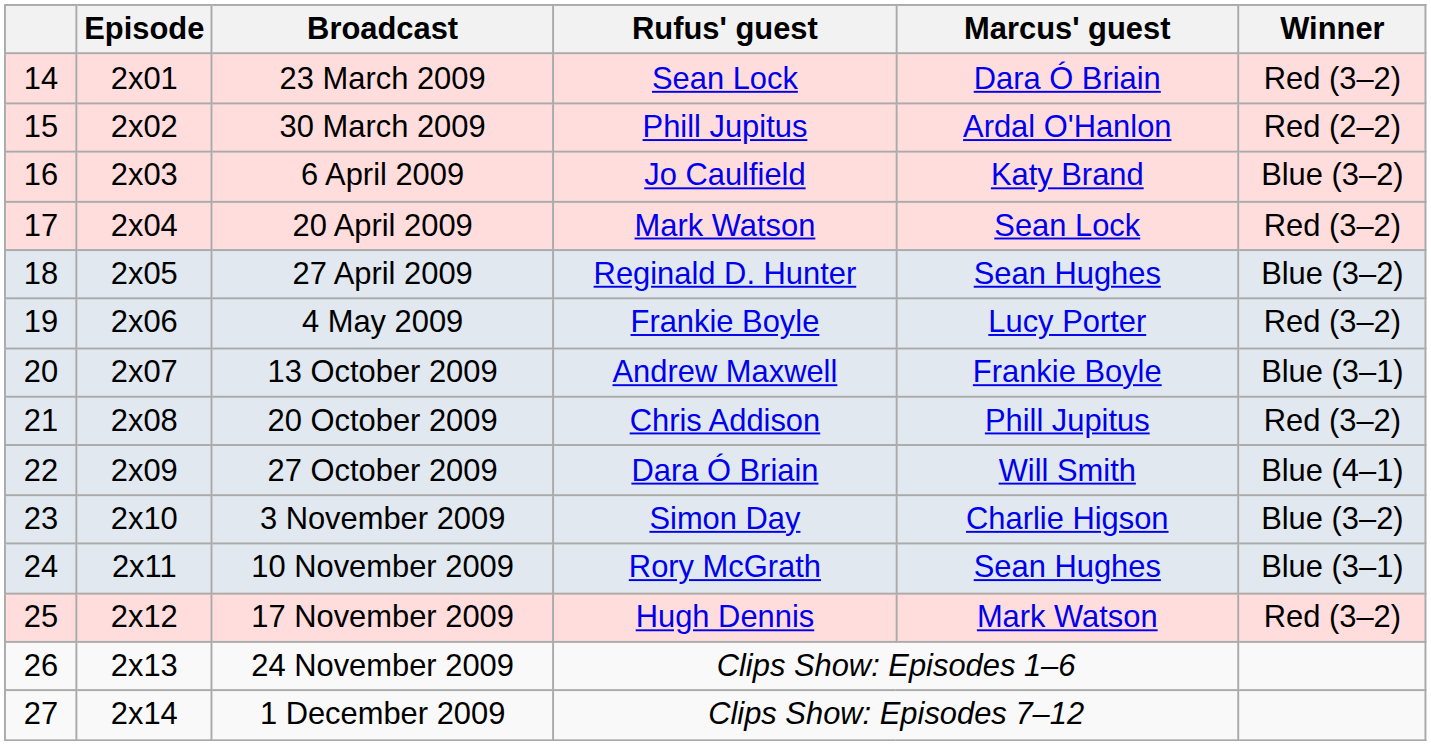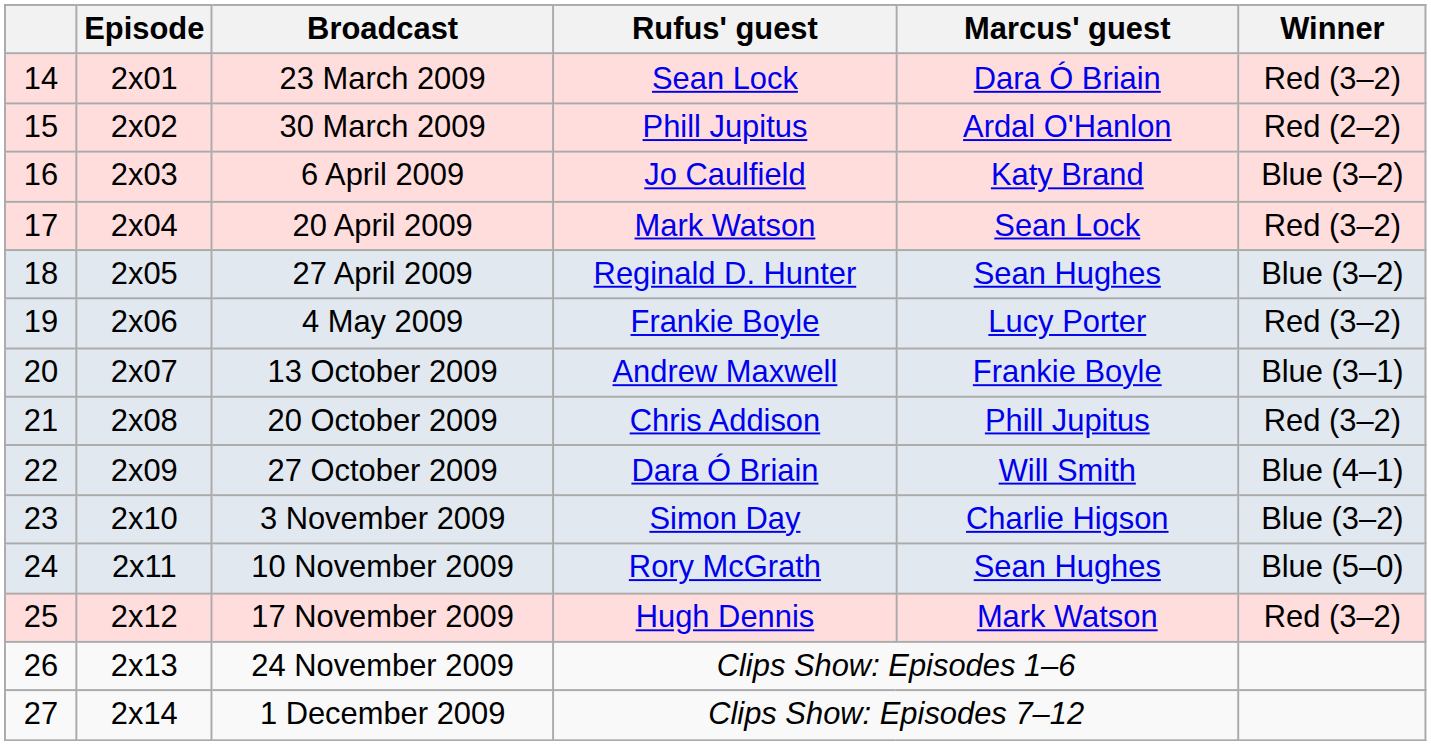(1332, 567) Blue (3–1) -> (1332, 567) Blue (5–0)
